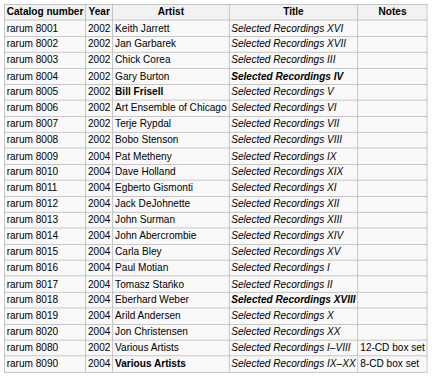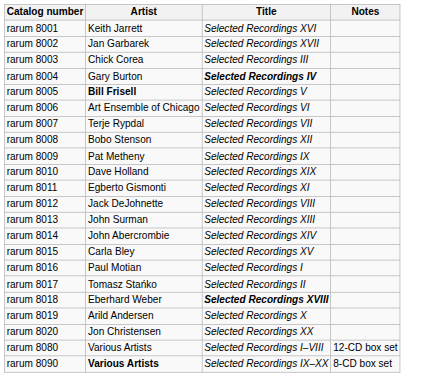- column: (99, 12)
(287, 140) Selected Recordings VIII -> (258, 140) Selected Recordings XII
(285, 204) Selected Recordings XII -> (260, 204) Selected Recordings VIII
